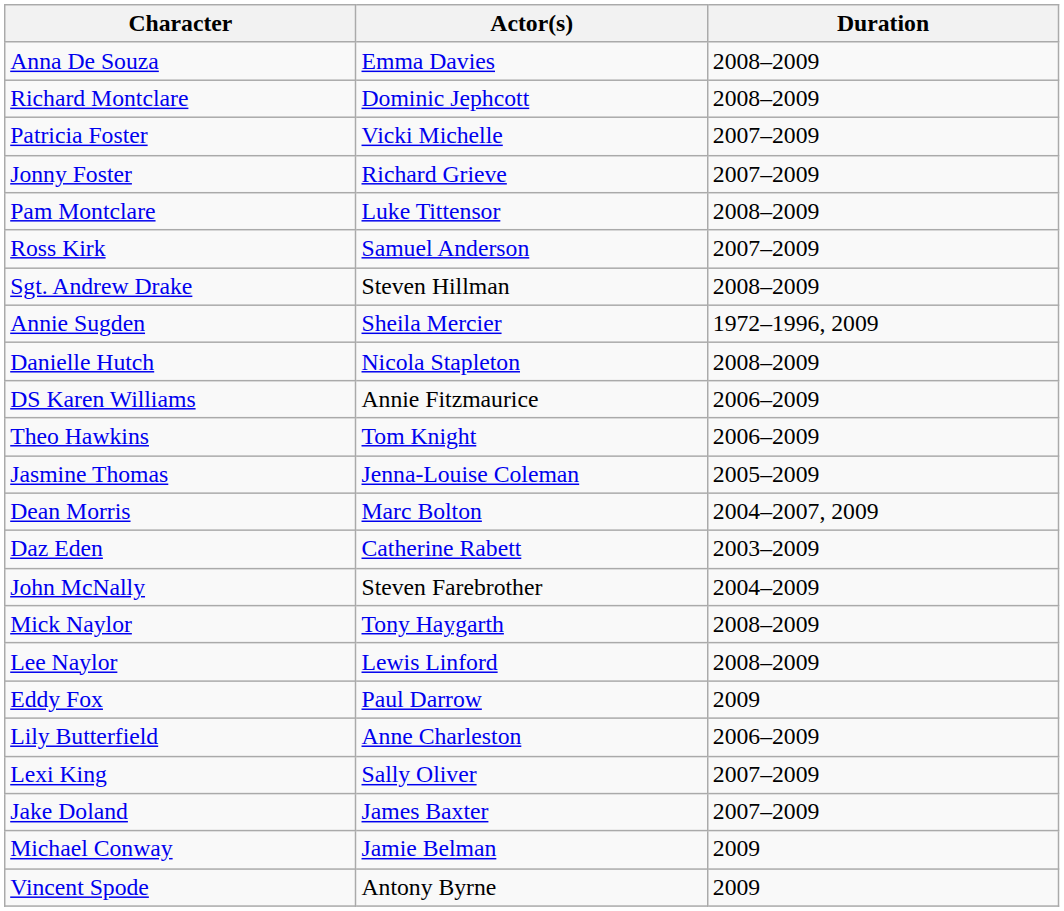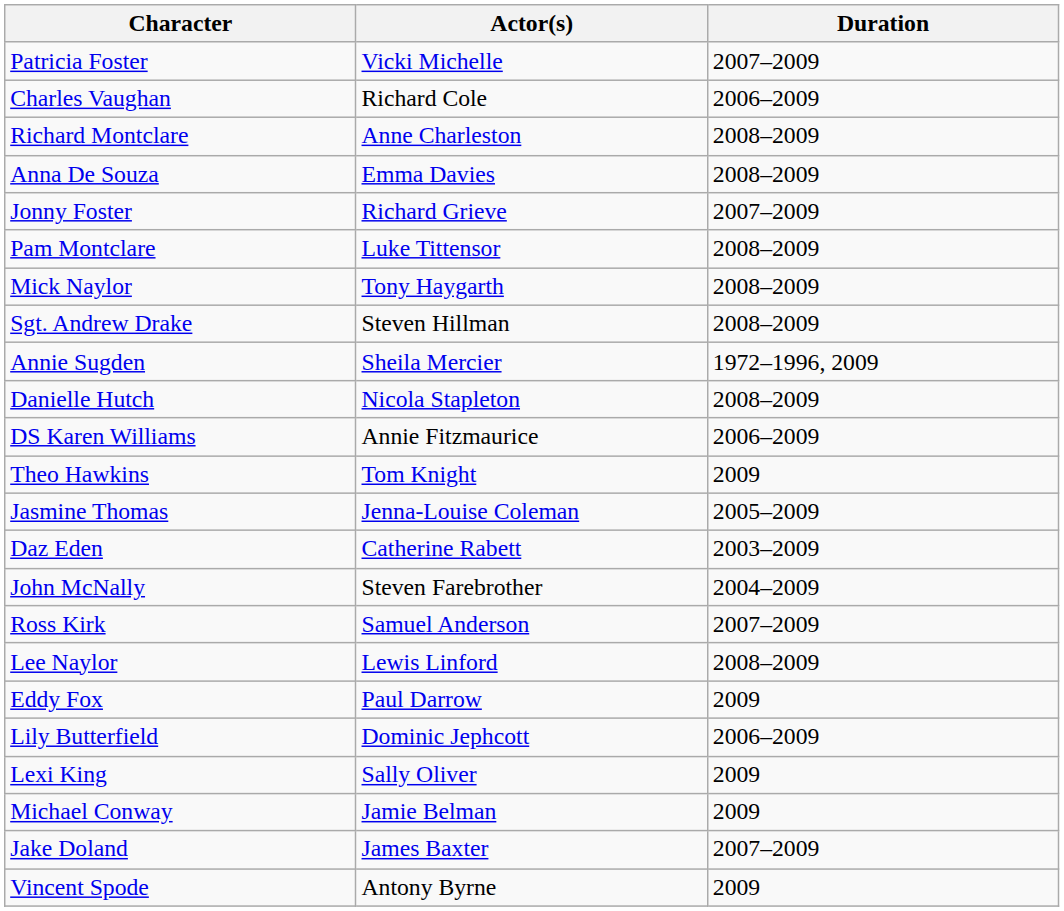rows swapped: (85, 60) <-> (79, 135)
+ row: (91, 98)
(445, 98) Dominic Jephcott -> (441, 135) Anne Charleston
rows swapped: (58, 248) <-> (71, 624)
(766, 436) 2006–2009 -> (737, 473) 2009
- row: (70, 511)
(441, 736) Anne Charleston -> (445, 736) Dominic Jephcott
(766, 774) 2007–2009 -> (737, 774) 2009
rows swapped: (69, 811) <-> (91, 849)
